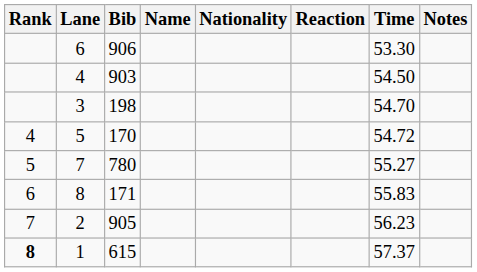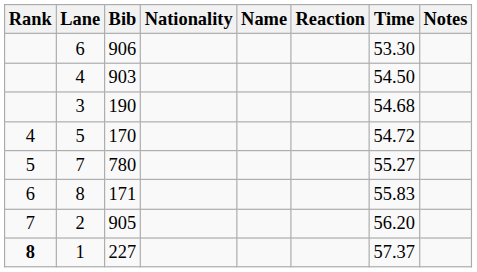columns swapped: (168, 19) <-> (243, 19)
(122, 106) 198 -> (122, 106) 190
(394, 106) 54.70 -> (394, 106) 54.68
(394, 223) 56.23 -> (394, 223) 56.20
(122, 252) 615 -> (122, 252) 227
